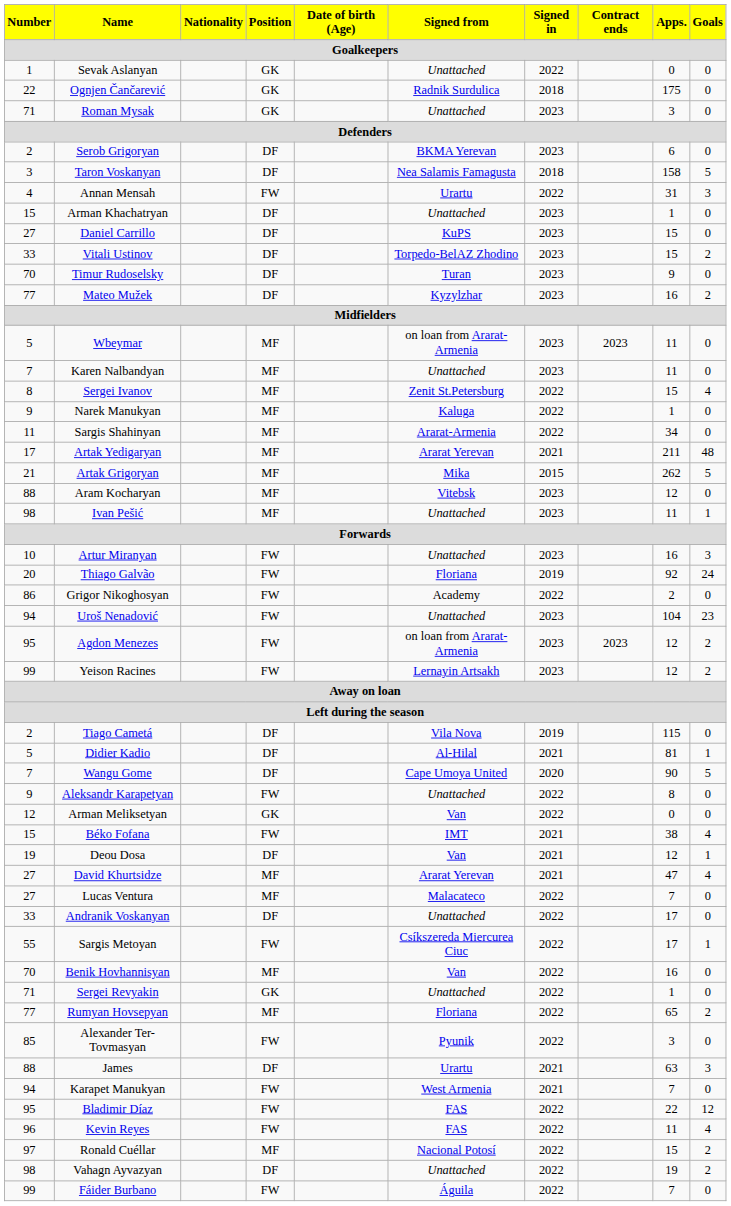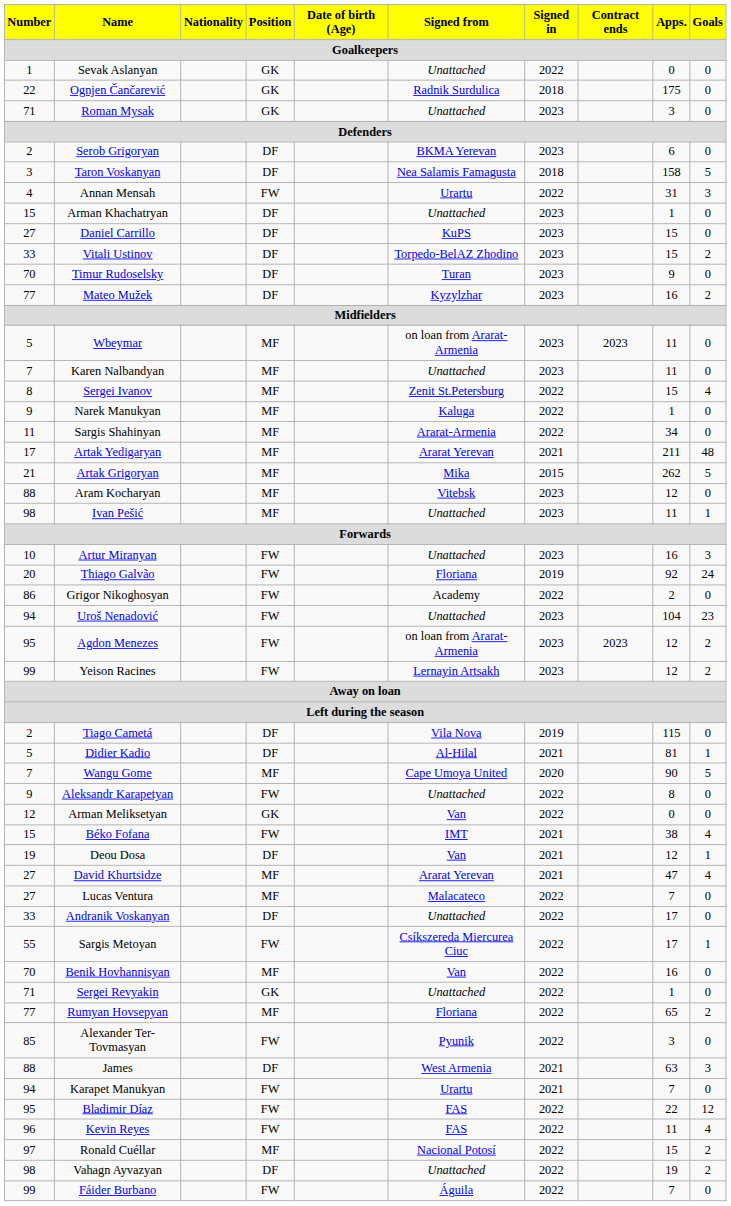(270, 773) DF -> (270, 773) MF
(456, 1068) Urartu -> (456, 1068) West Armenia
(456, 1089) West Armenia -> (456, 1089) Urartu
